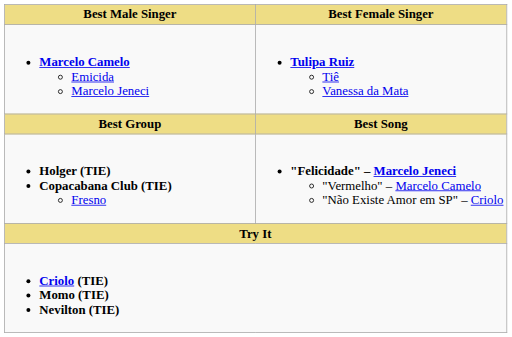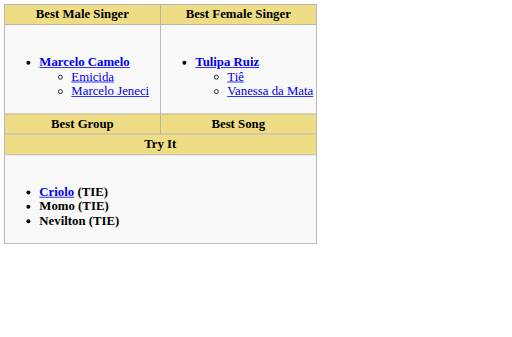- row: (130, 186)
